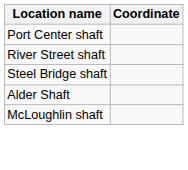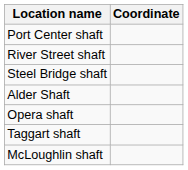+ row: (40, 114)
+ row: (44, 134)
